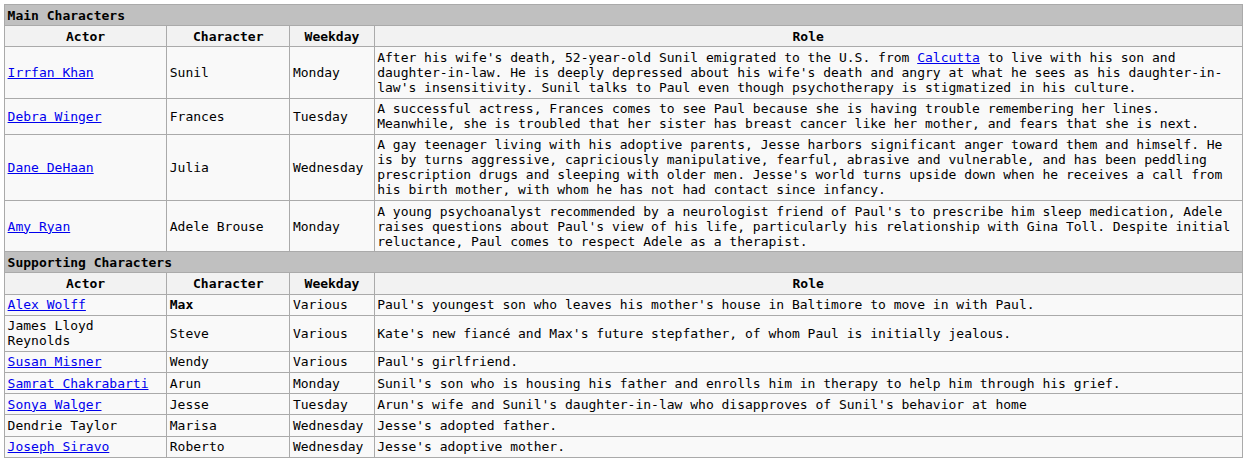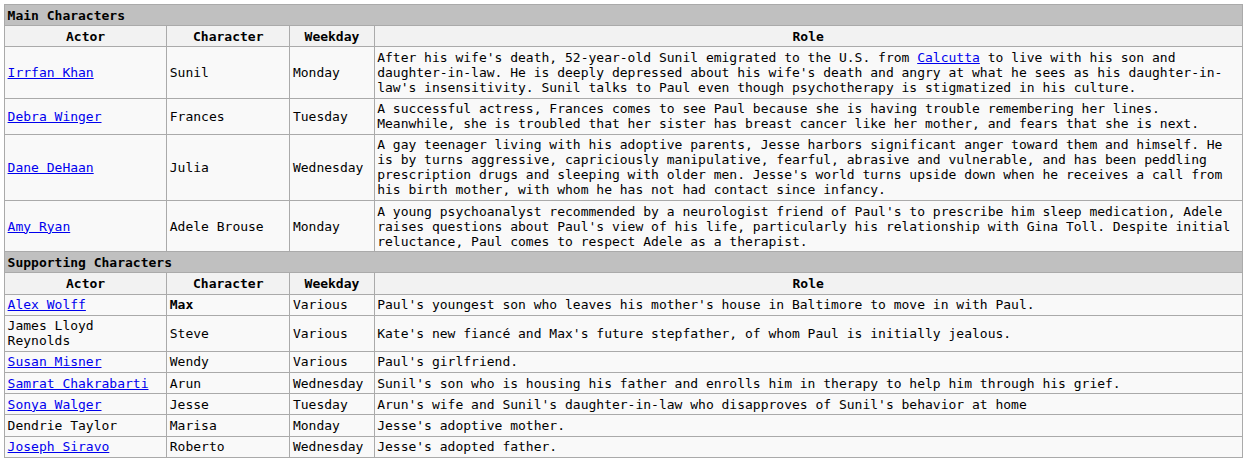(316, 383) Monday -> (328, 383) Wednesday
(328, 426) Wednesday -> (316, 426) Monday
(467, 426) Jesse's adopted father. -> (471, 426) Jesse's adoptive mother.
(471, 447) Jesse's adoptive mother. -> (467, 447) Jesse's adopted father.
